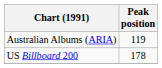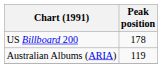rows swapped: (62, 39) <-> (42, 55)
